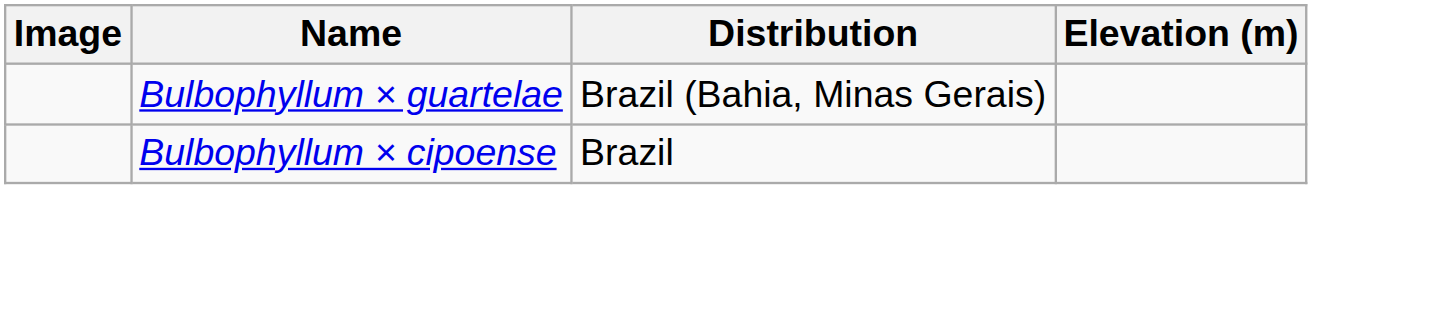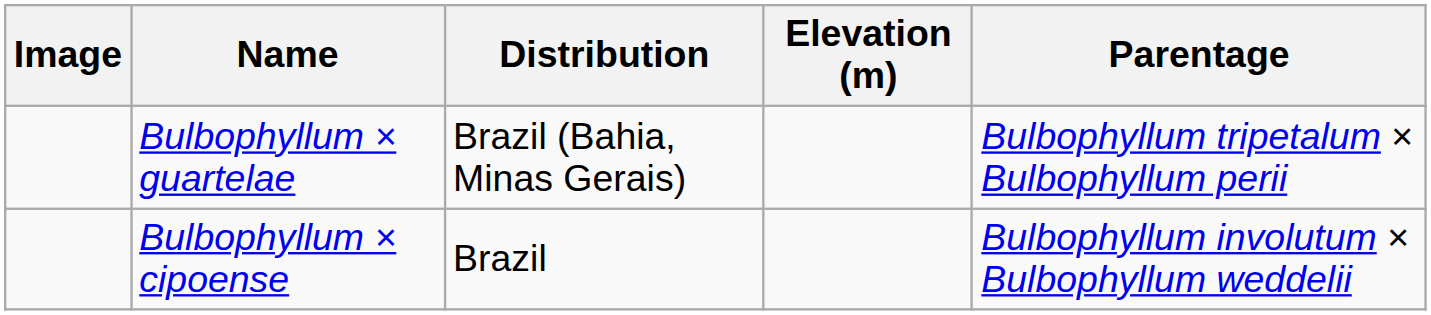+ column: (1199, 55)
